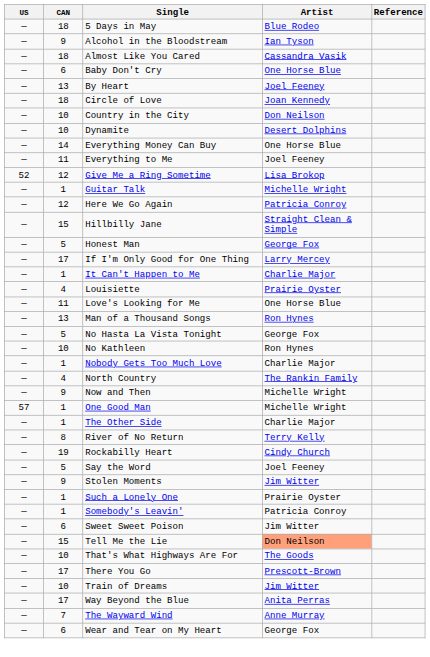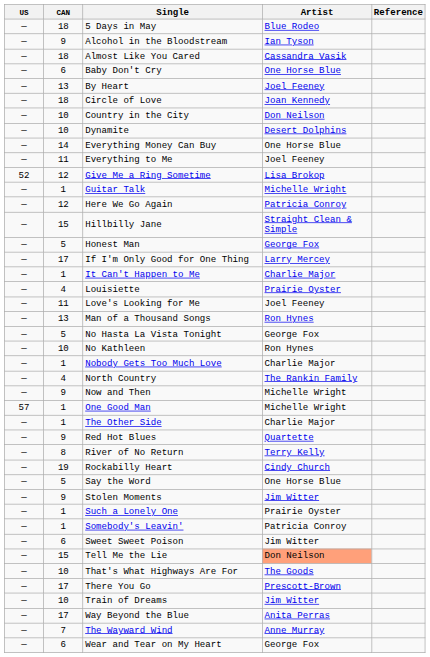(303, 304) One Horse Blue -> (295, 304) Joel Feeney
+ row: (121, 438)
(295, 467) Joel Feeney -> (303, 482) One Horse Blue
